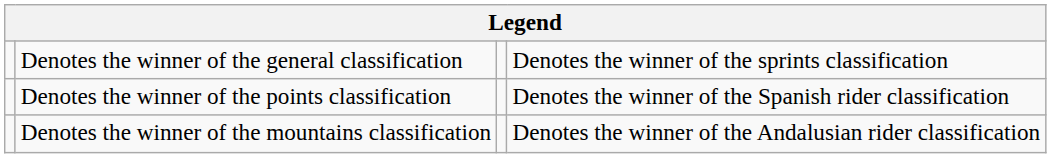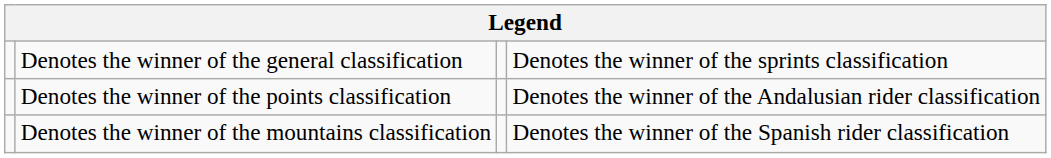(761, 96) Denotes the winner of the Spanish rider classification -> (776, 96) Denotes the winner of the Andalusian rider classification
(776, 133) Denotes the winner of the Andalusian rider classification -> (761, 133) Denotes the winner of the Spanish rider classification
